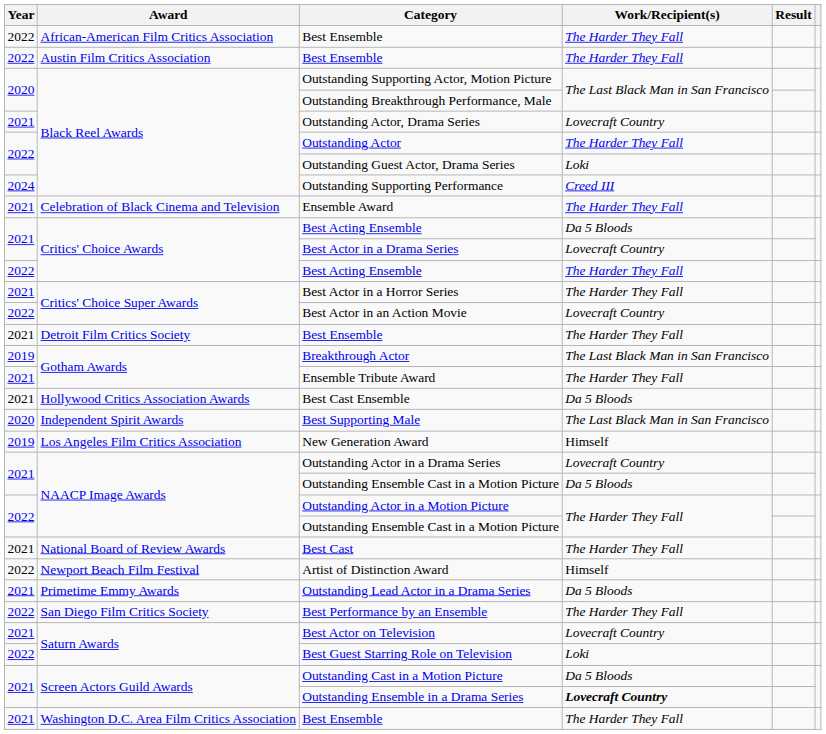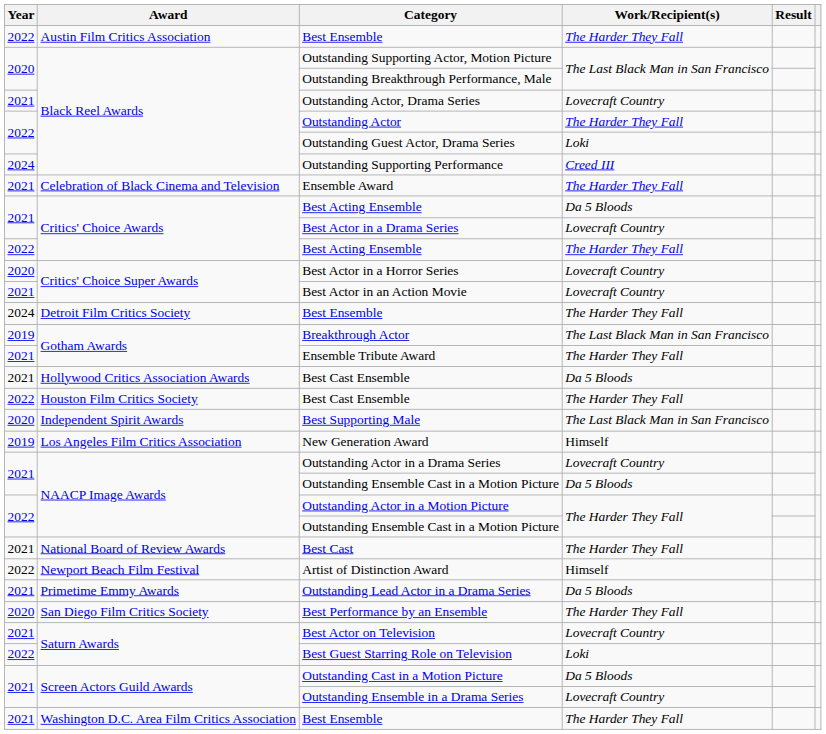- row: (157, 36)
(21, 292) 2021 -> (21, 270) 2020
(624, 292) The Harder They Fall -> (615, 270) Lovecraft Country
(21, 313) 2022 -> (21, 292) 2021
(21, 334) 2021 -> (21, 313) 2024
+ row: (119, 398)
(21, 611) 2022 -> (21, 611) 2020
(616, 697) bold -> (615, 697) normal
